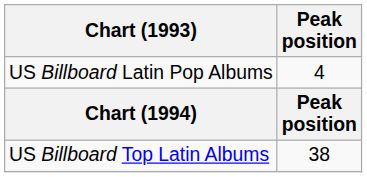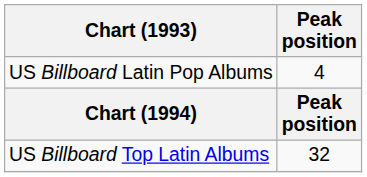(319, 155) 38 -> (319, 155) 32
